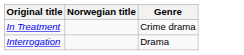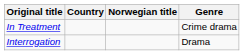+ column: (85, 12)
